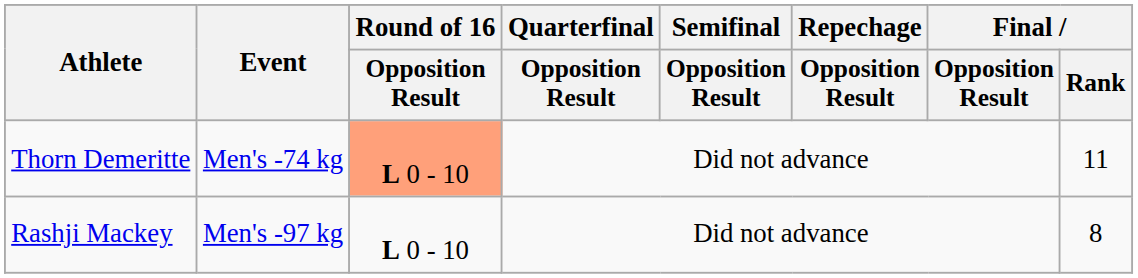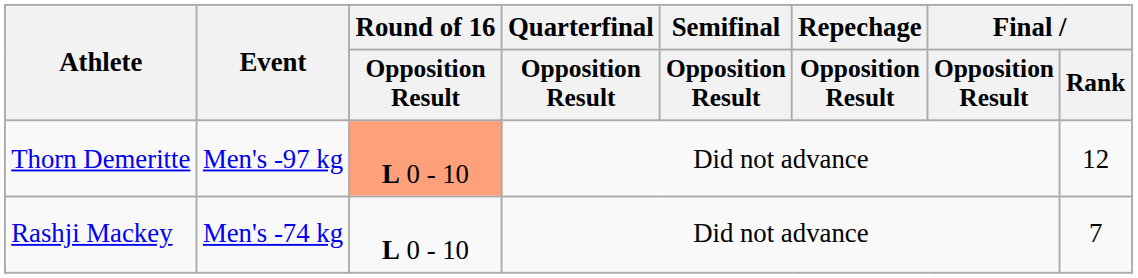(273, 158) Men's -74 kg -> (273, 158) Men's -97 kg
(1096, 158) 11 -> (1096, 158) 12
(273, 234) Men's -97 kg -> (273, 234) Men's -74 kg
(1096, 234) 8 -> (1096, 234) 7
